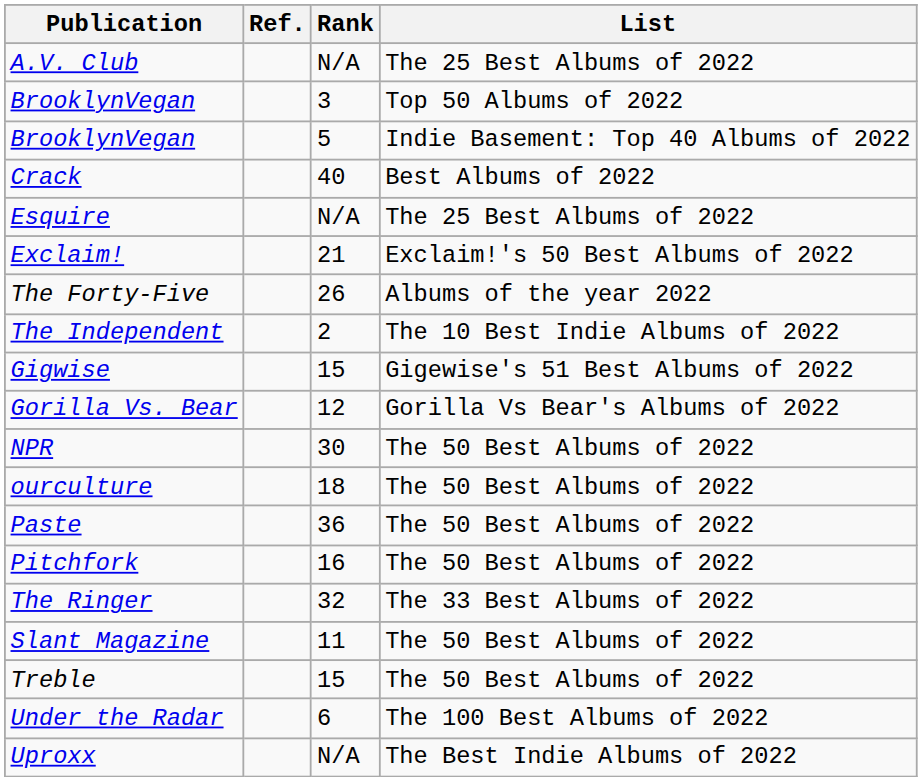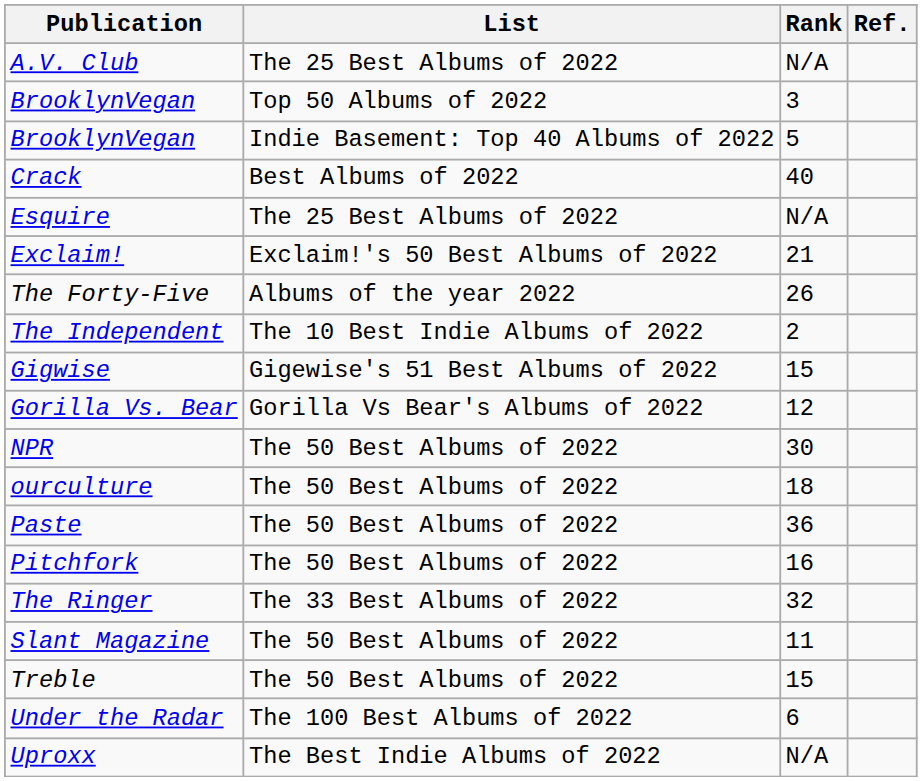columns swapped: (648, 24) <-> (277, 24)
